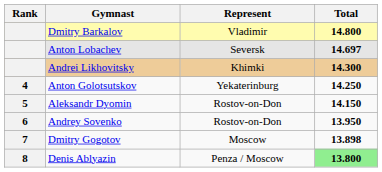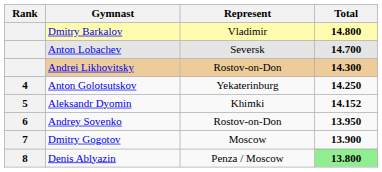(346, 49) 14.697 -> (346, 49) 14.700
(247, 67) Khimki -> (247, 67) Rostov-on-Don
(247, 103) Rostov-on-Don -> (247, 103) Khimki
(346, 103) 14.150 -> (346, 103) 14.152
(346, 140) 13.898 -> (346, 140) 13.900
